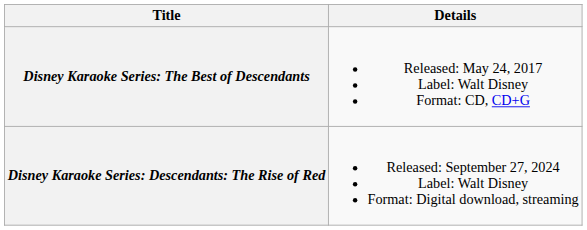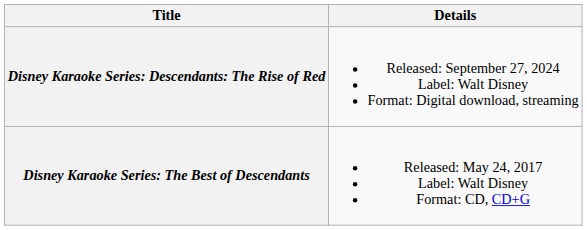rows swapped: (167, 76) <-> (167, 175)
